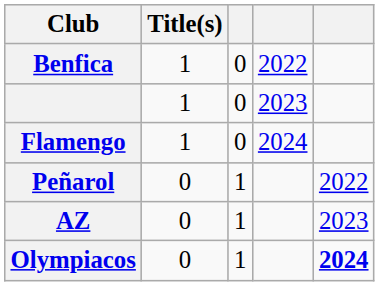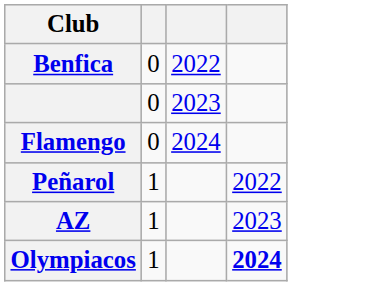- column: (185, 24)
